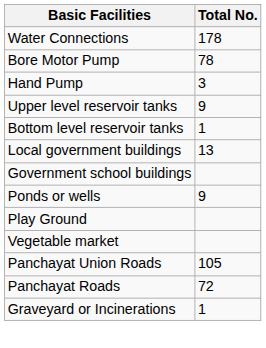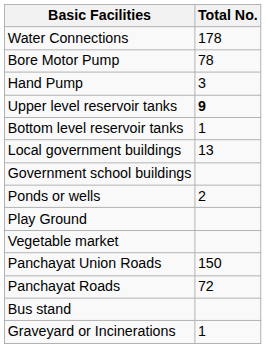(202, 106) normal -> (202, 106) bold
(202, 196) 9 -> (202, 196) 2
(210, 264) 105 -> (210, 264) 150
+ row: (39, 309)
